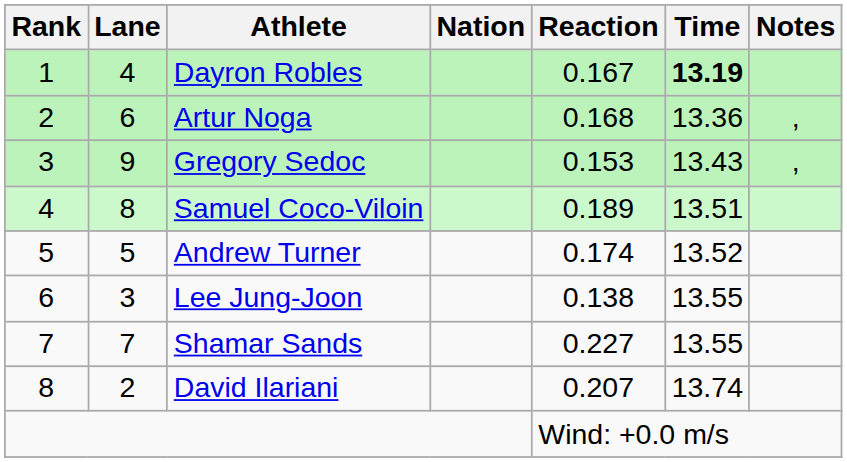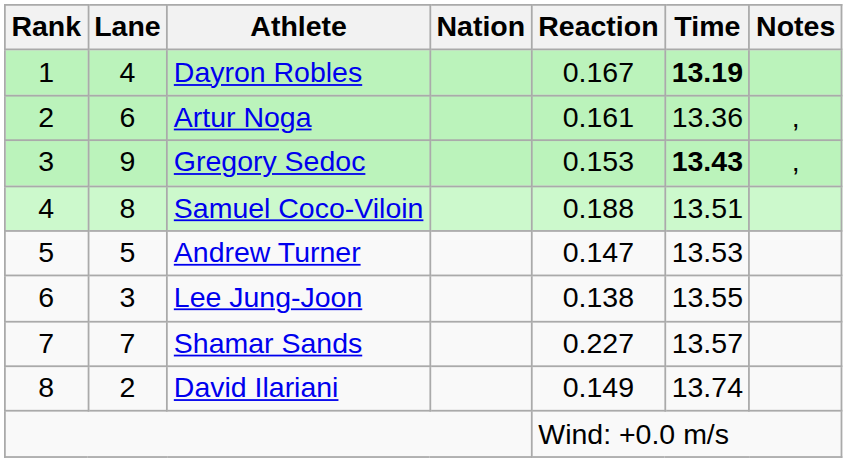(598, 117) 0.168 -> (598, 117) 0.161
(707, 162) normal -> (707, 162) bold
(598, 207) 0.189 -> (598, 207) 0.188
(598, 252) 0.174 -> (598, 252) 0.147
(707, 252) 13.52 -> (707, 252) 13.53
(707, 343) 13.55 -> (707, 343) 13.57
(598, 388) 0.207 -> (598, 388) 0.149
